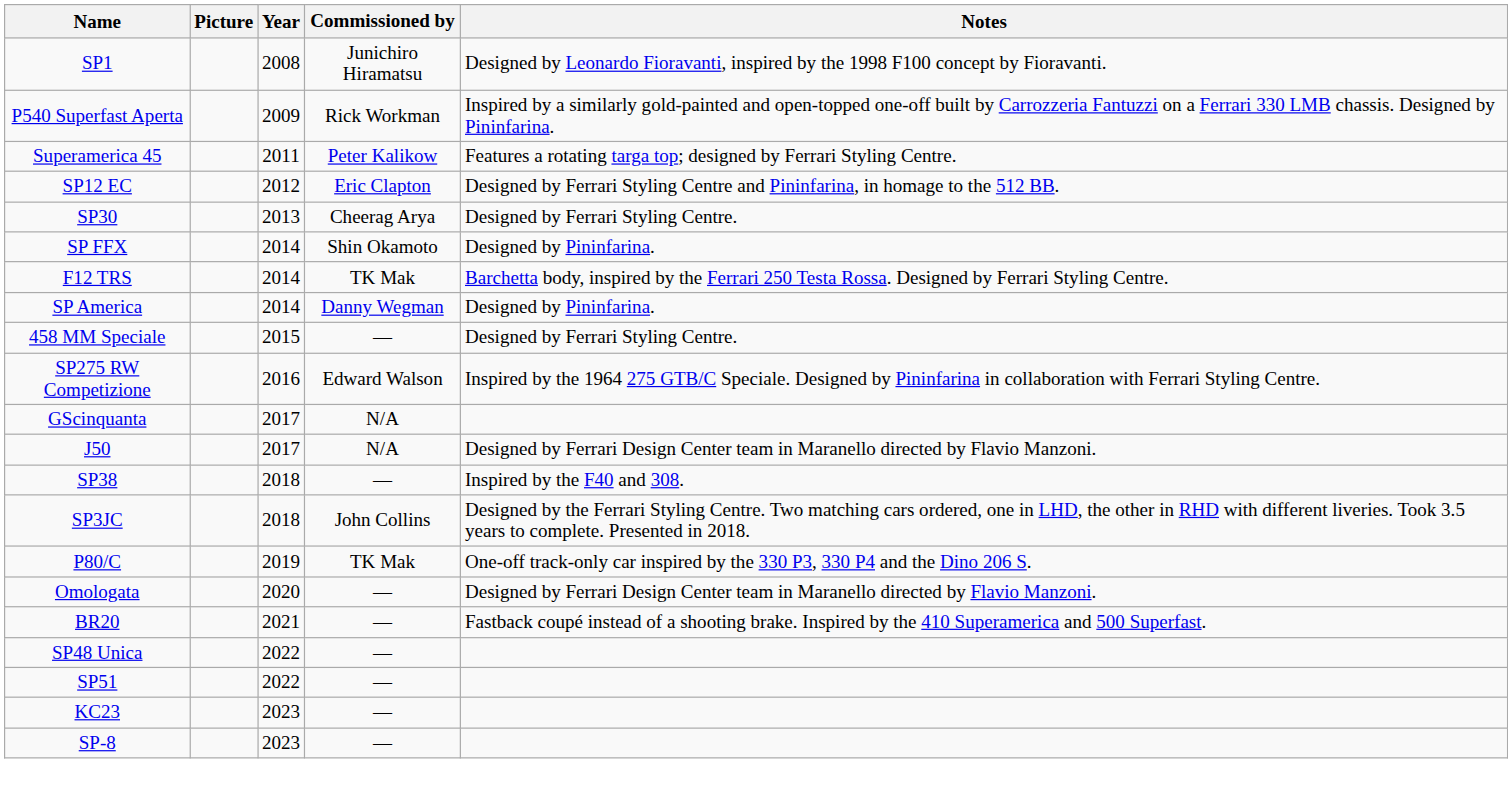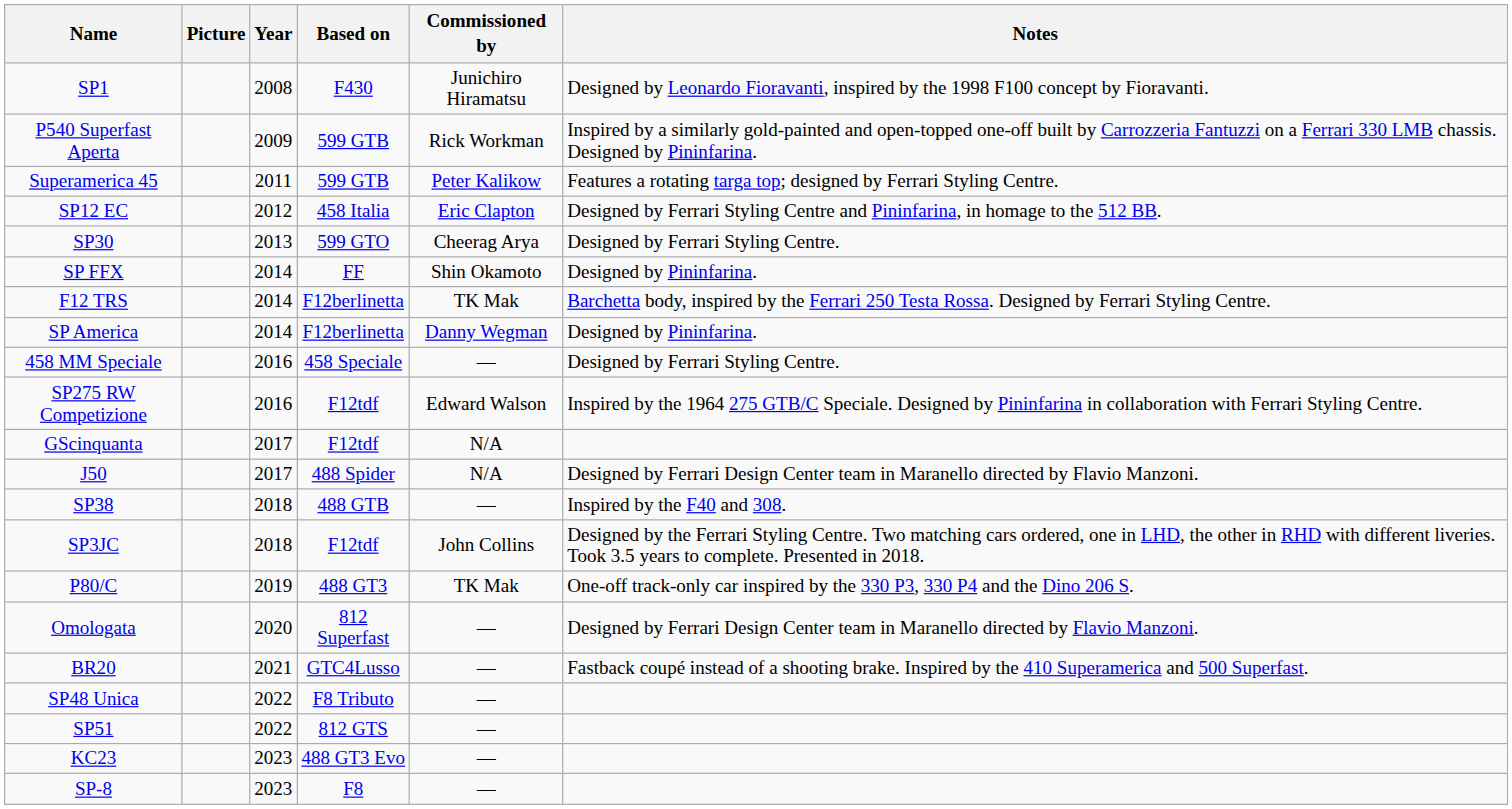+ column: (353, 33)
(281, 337) 2015 -> (273, 362) 2016
